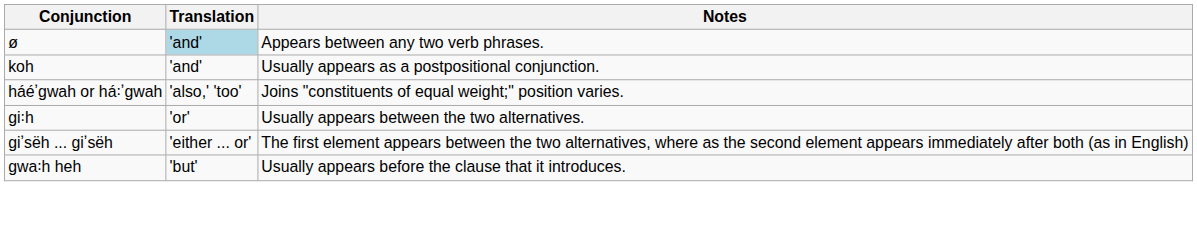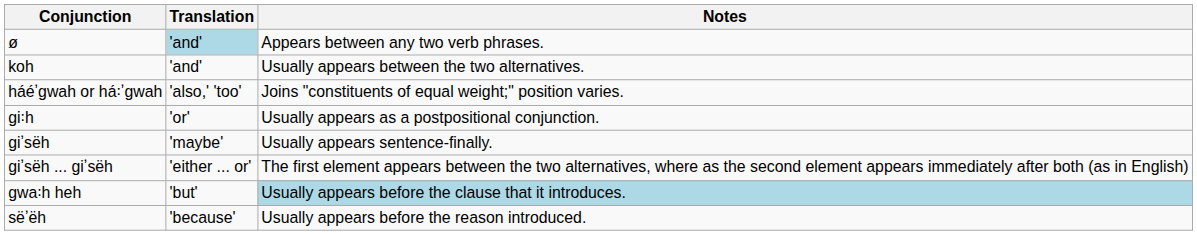(430, 67) Usually appears as a postpositional conjunction. -> (423, 67) Usually appears between the two alternatives.
(423, 117) Usually appears between the two alternatives. -> (430, 117) Usually appears as a postpositional conjunction.
+ row: (29, 142)
(444, 167) no background -> (444, 192) lightblue background
+ row: (27, 218)
